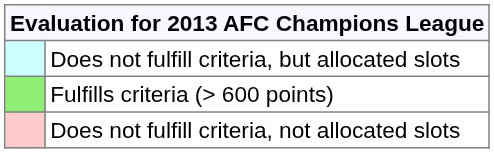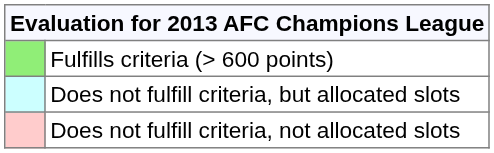rows swapped: (192, 94) <-> (255, 58)
